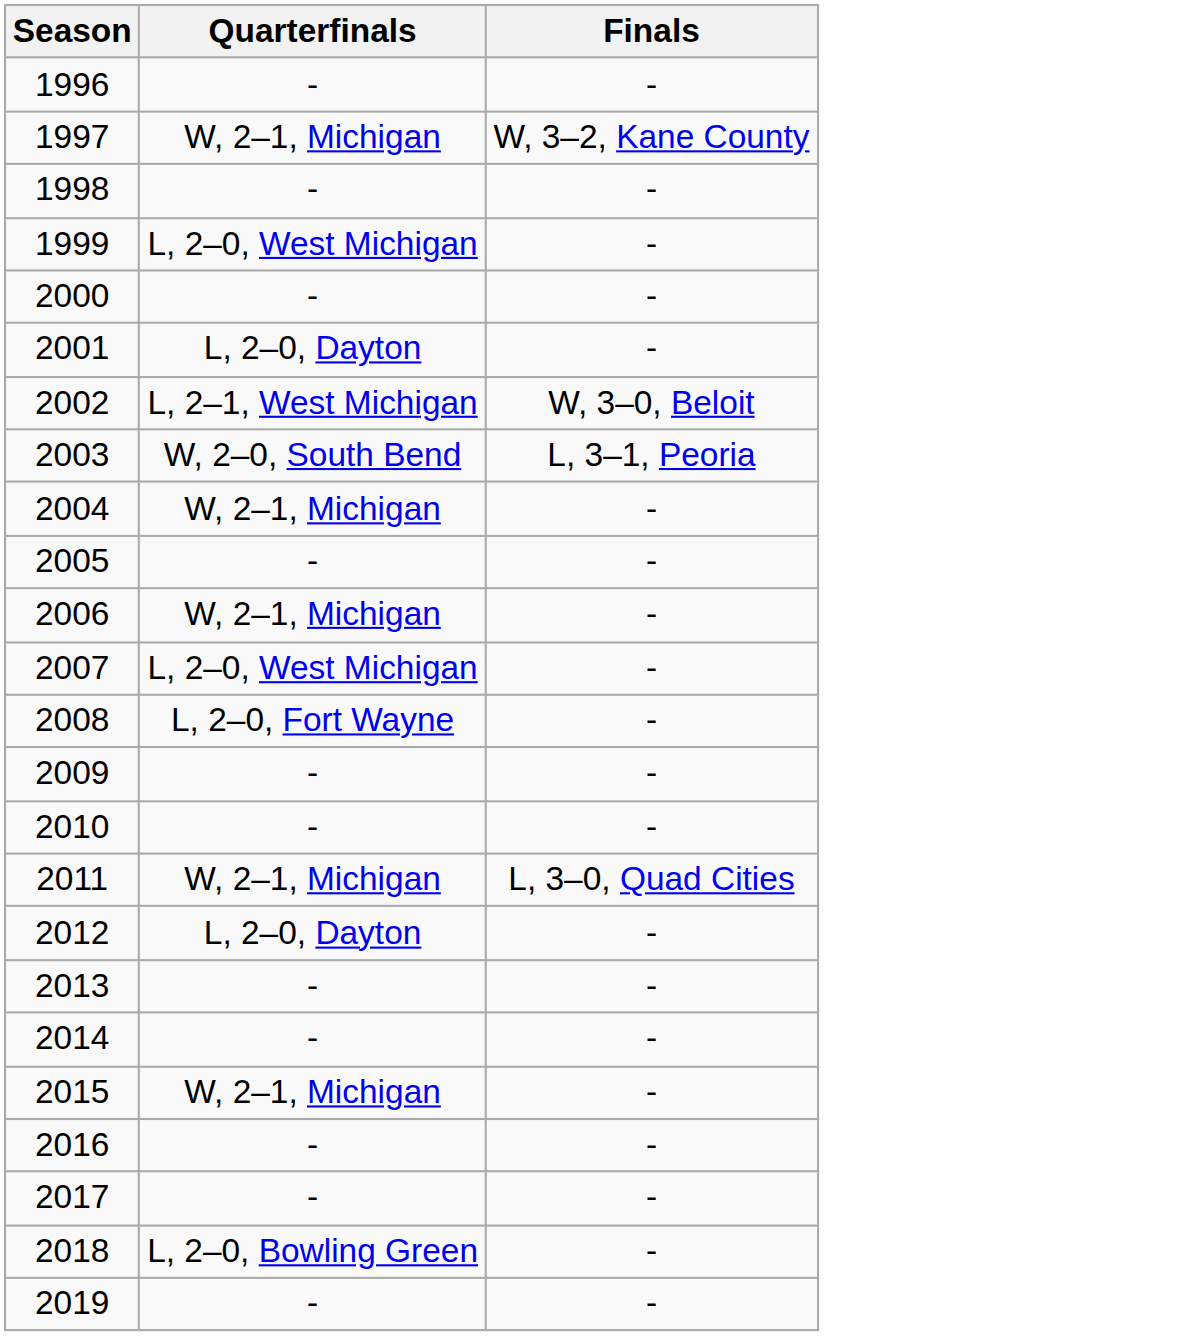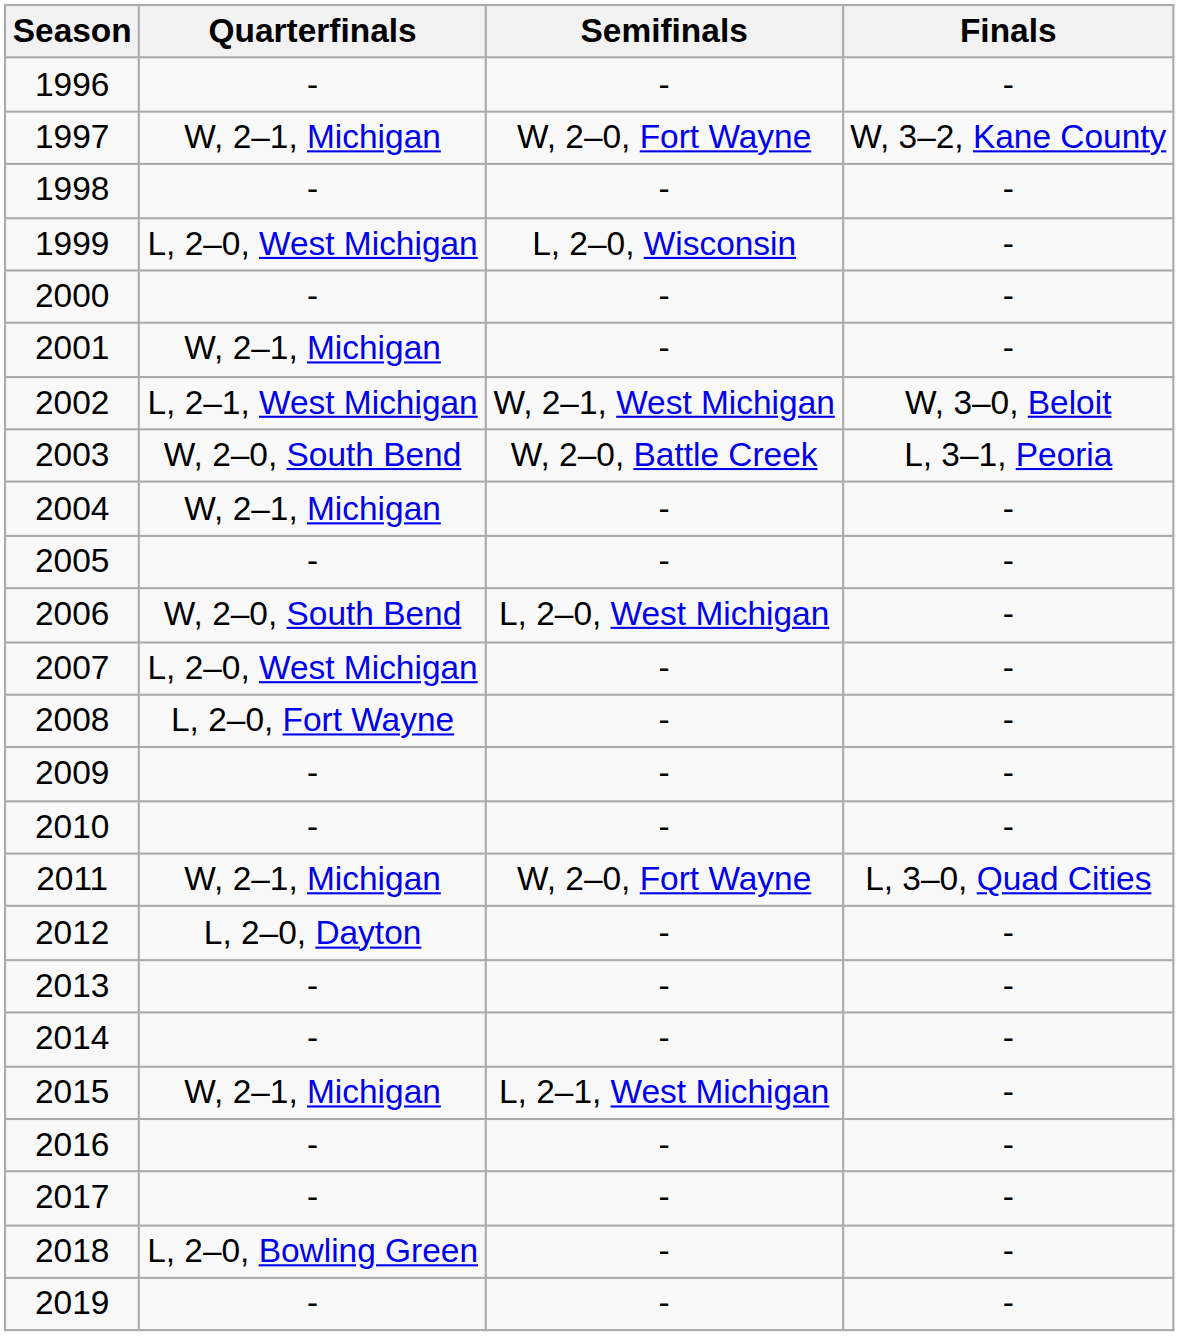+ column: (664, 31)
(313, 349) L, 2–0, Dayton -> (313, 349) W, 2–1, Michigan
(313, 614) W, 2–1, Michigan -> (313, 614) W, 2–0, South Bend
